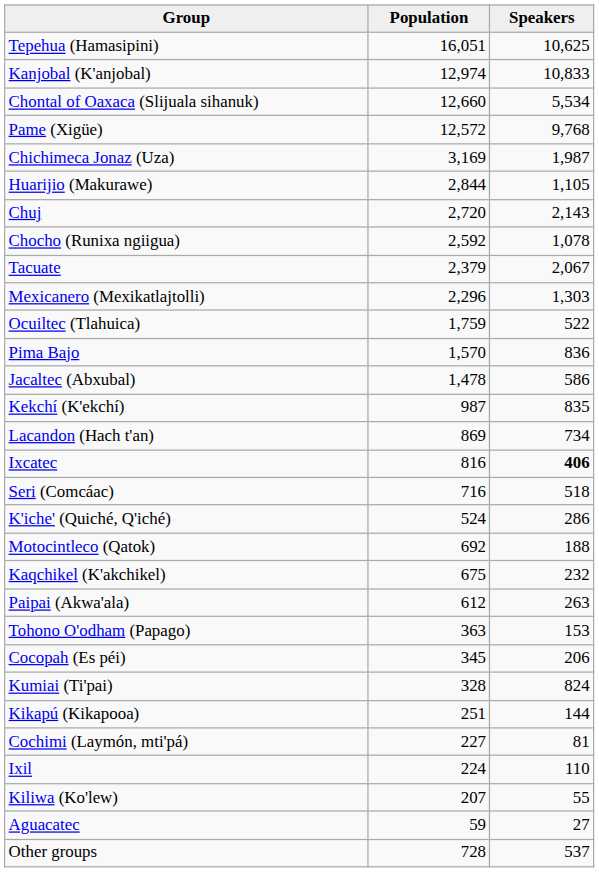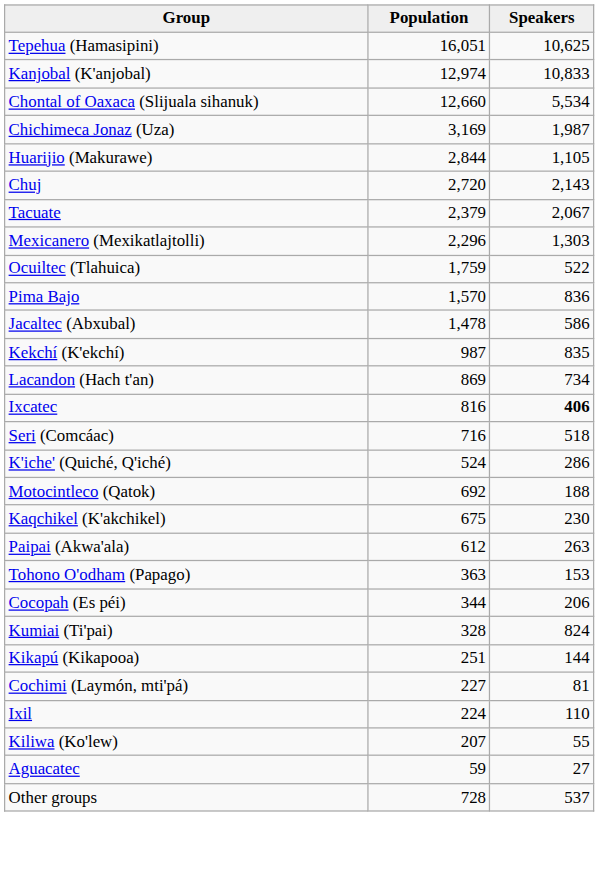- row: (56, 129)
- row: (94, 240)
(577, 574) 232 -> (577, 519) 230
(473, 658) 345 -> (473, 602) 344
